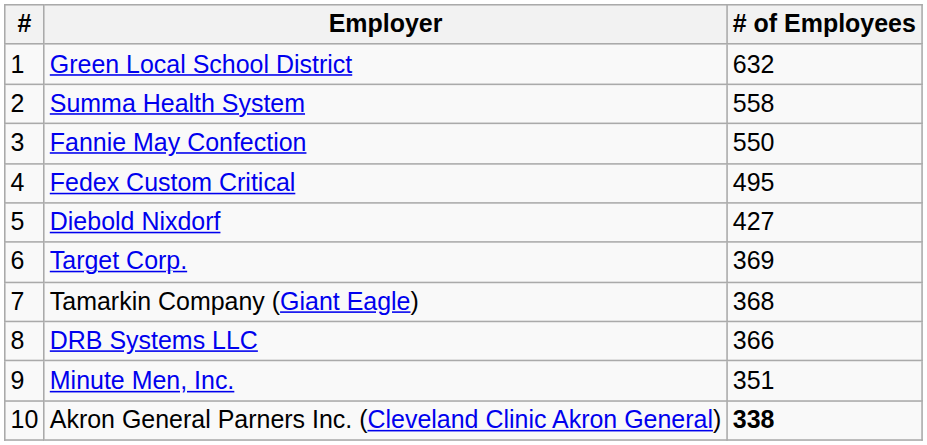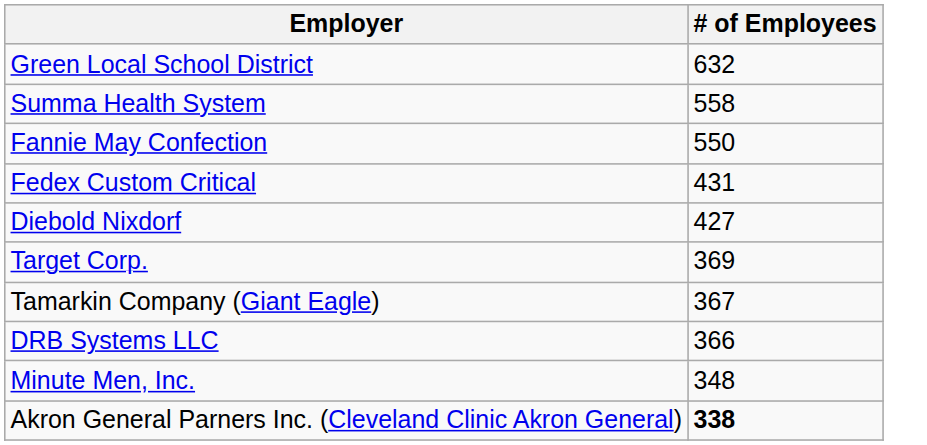- column: (24, 24)
(754, 182) 495 -> (714, 182) 431
(754, 301) 368 -> (714, 301) 367
(754, 380) 351 -> (714, 380) 348
